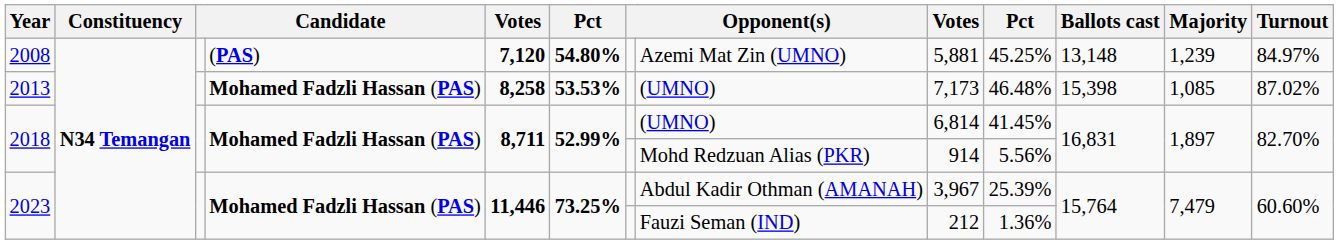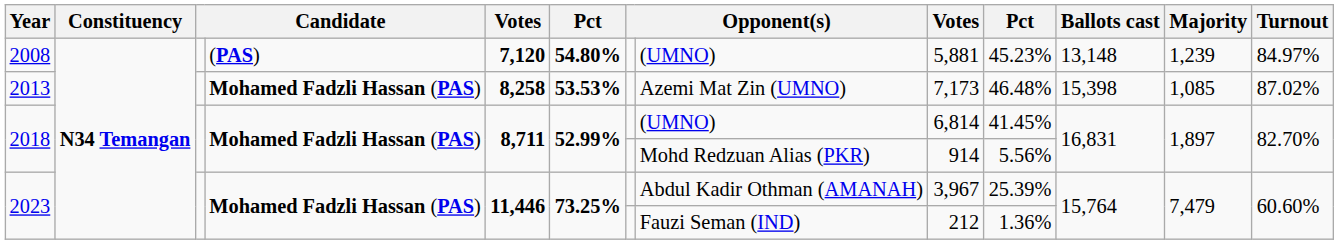(743, 54) Azemi Mat Zin (UMNO) -> (678, 54) (UMNO)
(1020, 54) 45.25% -> (1020, 54) 45.23%
(678, 88) (UMNO) -> (743, 88) Azemi Mat Zin (UMNO)
